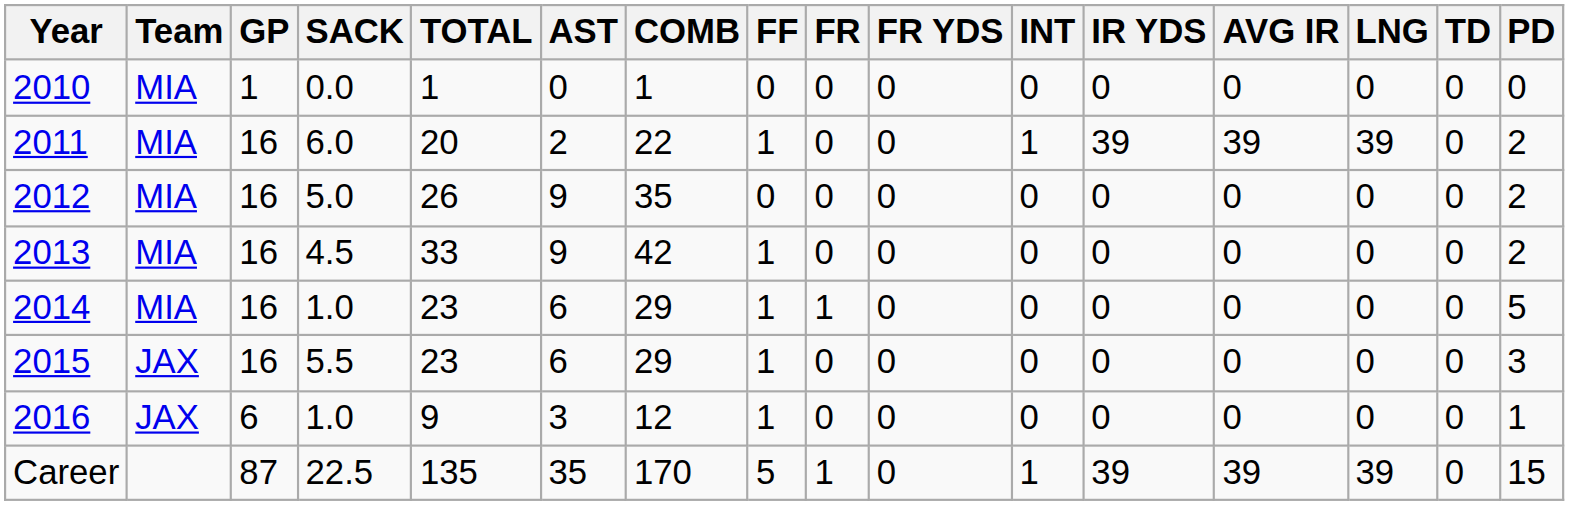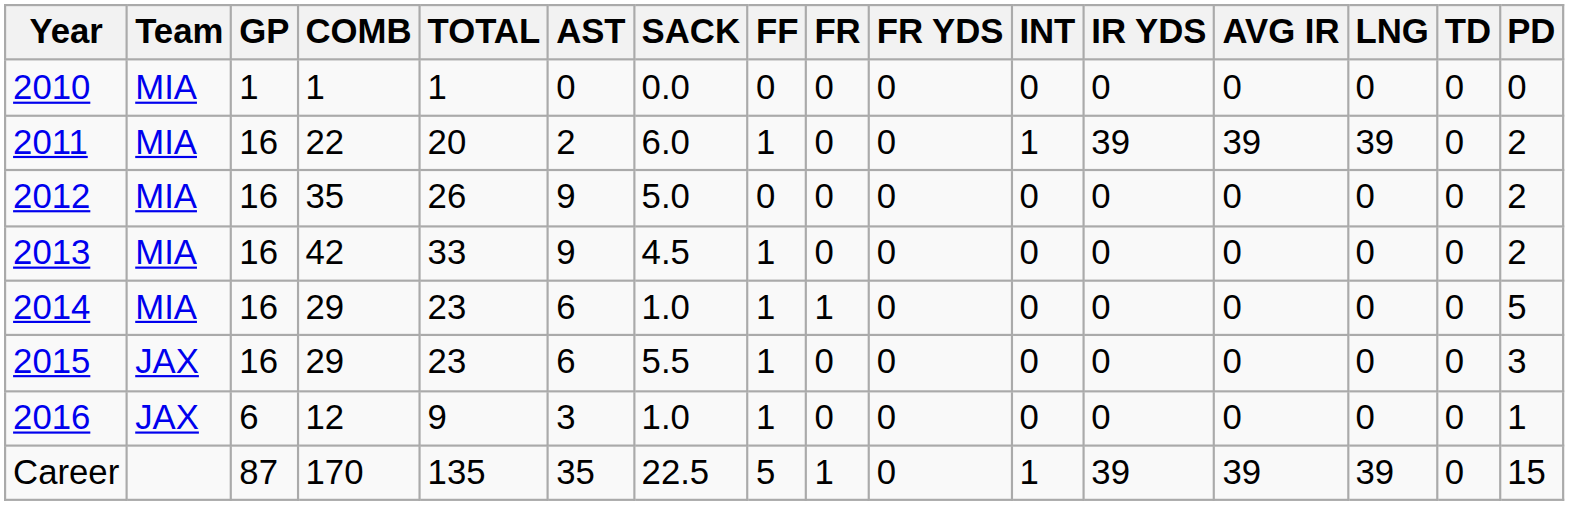columns swapped: (687, 32) <-> (355, 32)
